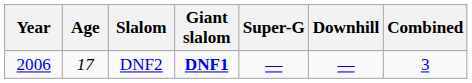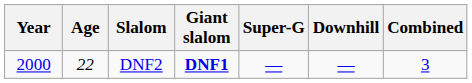(34, 64) 2006 -> (34, 64) 2000
(85, 64) 17 -> (85, 64) 22
